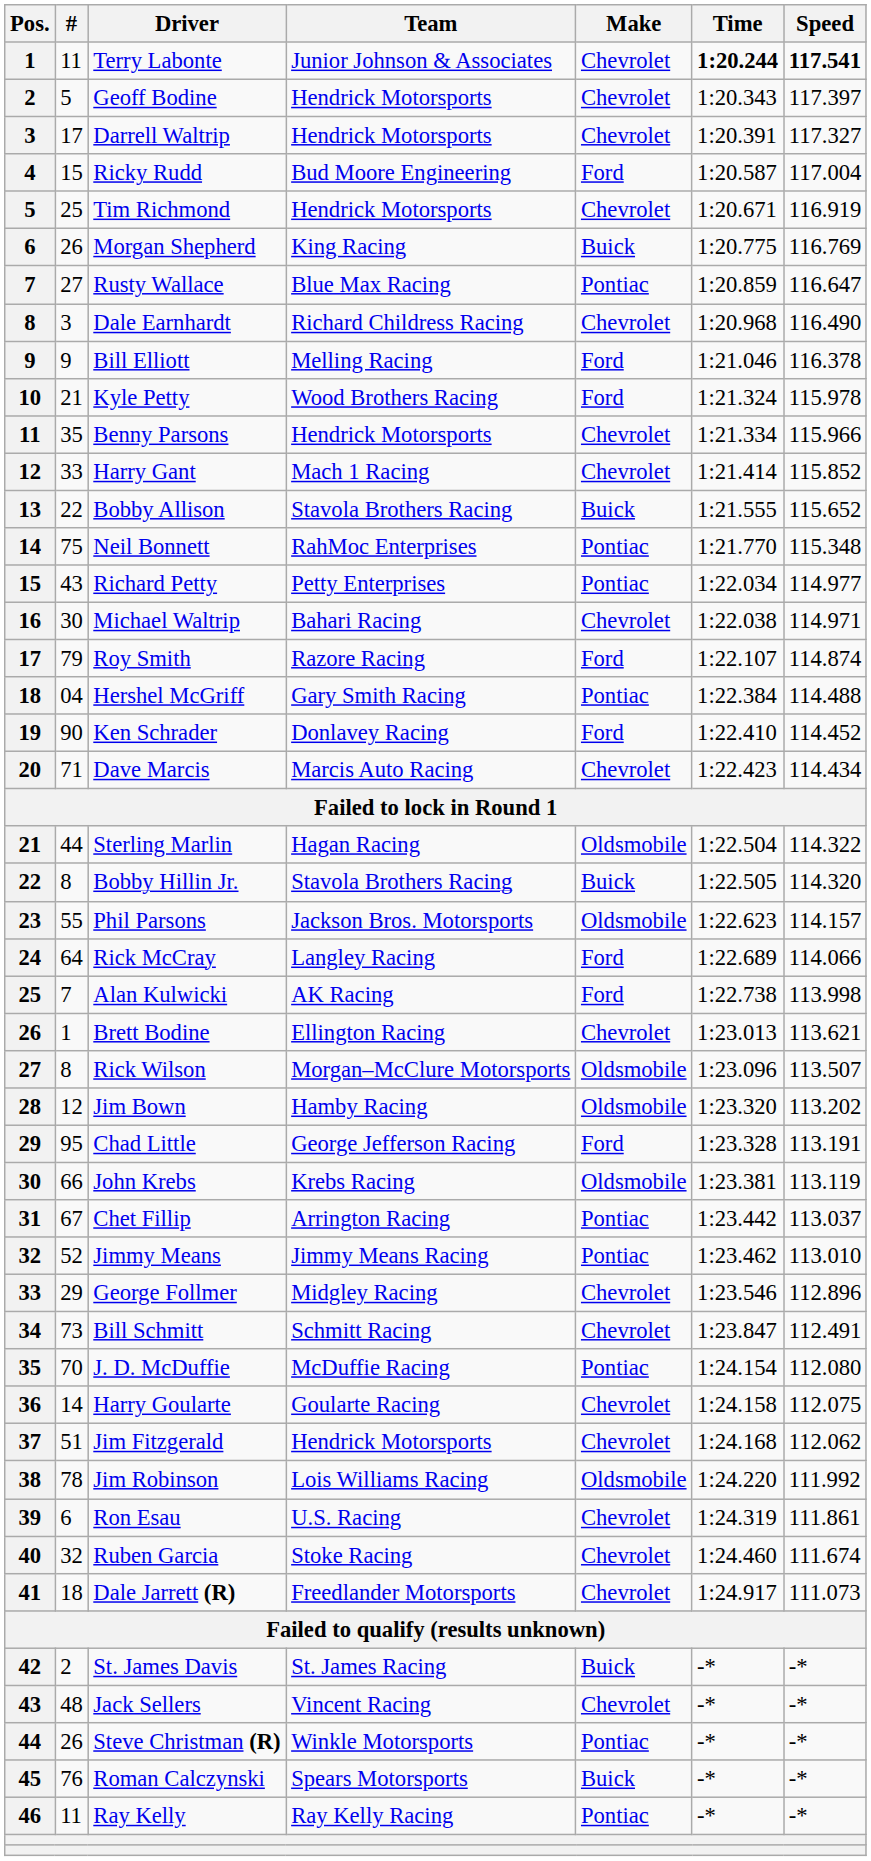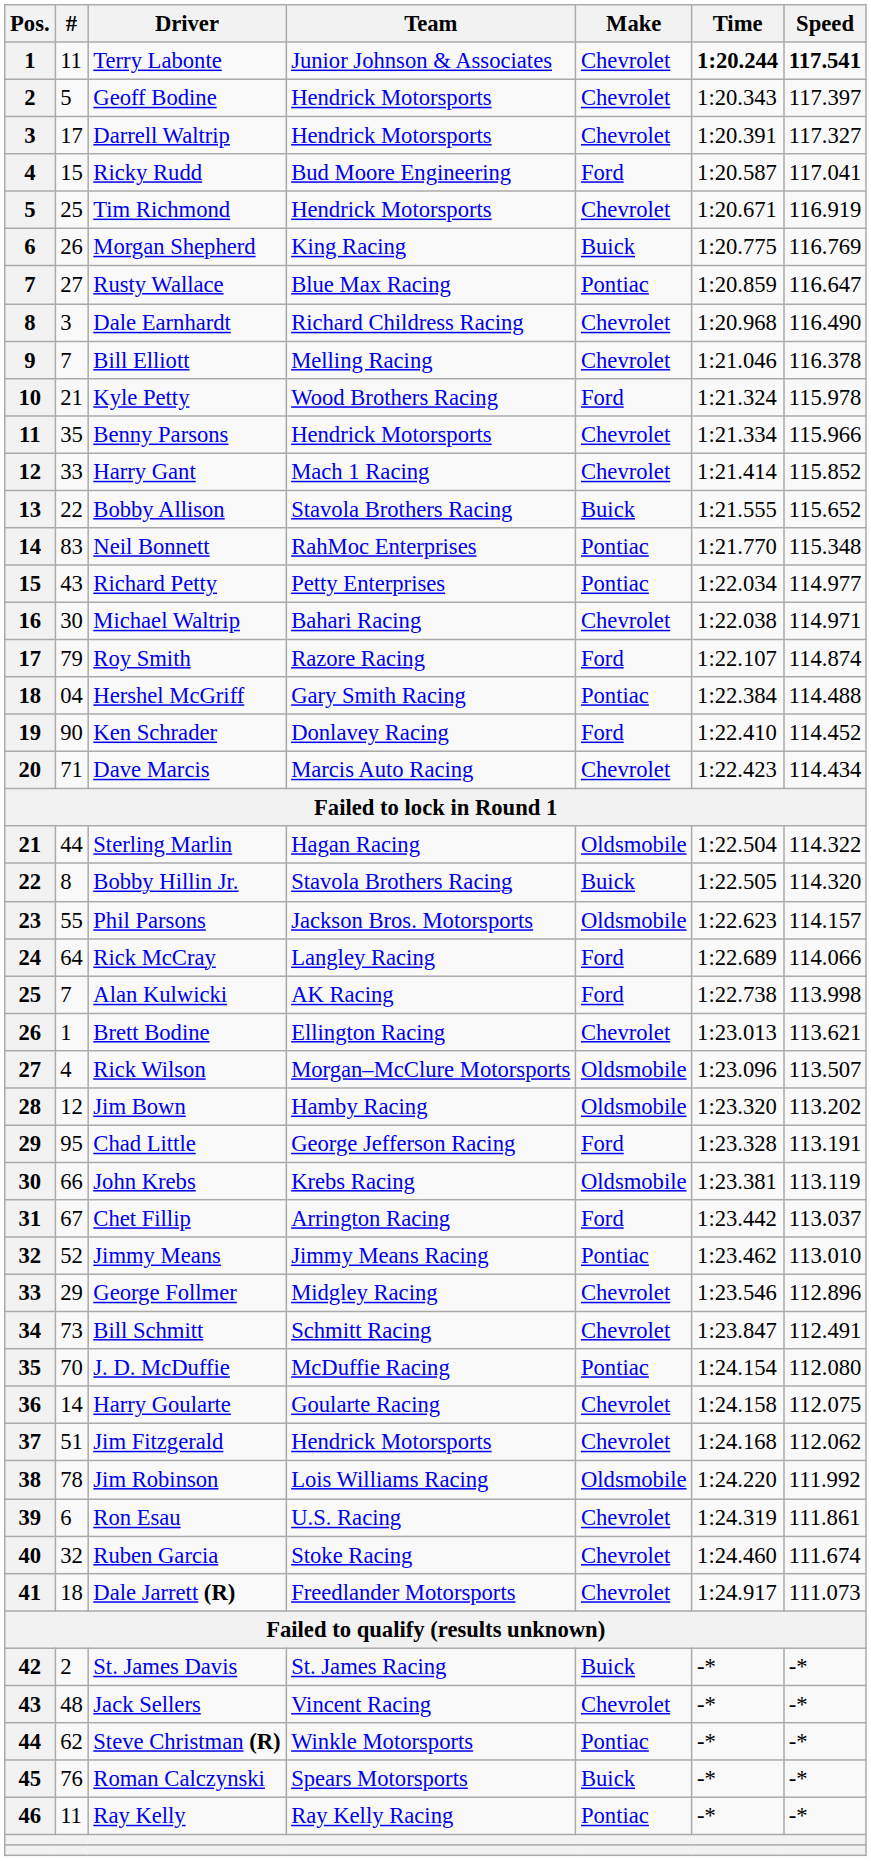(825, 172) 117.004 -> (825, 172) 117.041
(66, 359) 9 -> (66, 359) 7
(602, 359) Ford -> (626, 359) Chevrolet
(71, 546) 75 -> (71, 546) 83
(66, 1068) 8 -> (66, 1068) 4
(615, 1218) Pontiac -> (602, 1218) Ford
(71, 1741) 26 -> (71, 1741) 62
